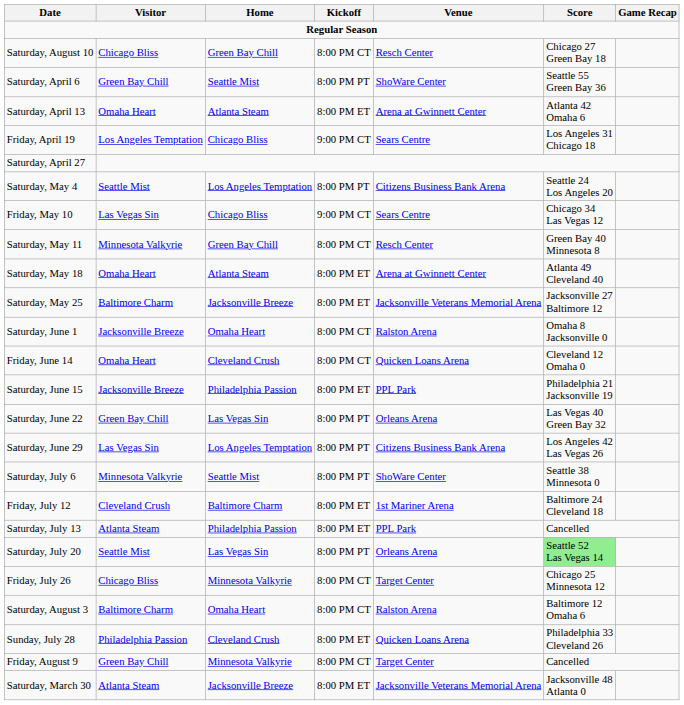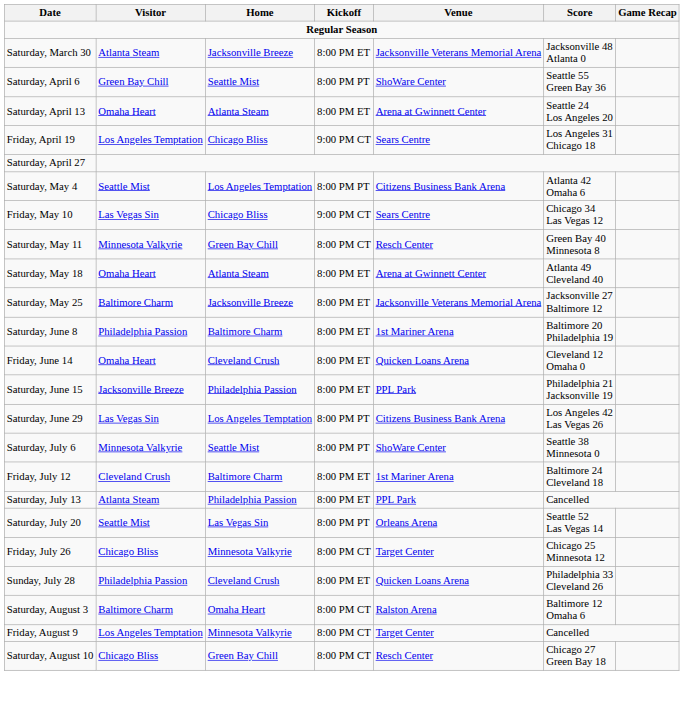rows swapped: (49, 685) <-> (50, 53)
(569, 111) Atlanta 42 Omaha 6 -> (580, 111) Seattle 24 Los Angeles 20
(580, 186) Seattle 24 Los Angeles 20 -> (569, 186) Atlanta 42 Omaha 6
- row: (42, 331)
+ row: (42, 331)
(344, 360) 8:00 PM CT -> (344, 360) 8:00 PM ET
- row: (45, 418)
(575, 552) lightgreen background -> (575, 522) no background
rows swapped: (41, 639) <-> (47, 610)
(133, 662) Green Bay Chill -> (151, 633) Los Angeles Temptation
